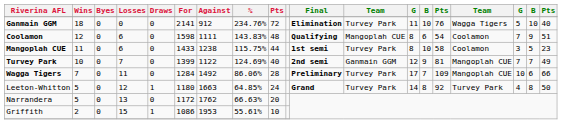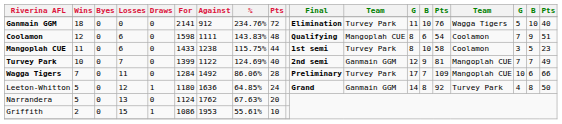(208, 87) 1663 -> (208, 87) 1636
(371, 87) Turvey Park -> (371, 87) Ganmain GGM
(186, 100) 1172 -> (186, 100) 1124
(248, 100) 66.63% -> (248, 100) 67.63%
